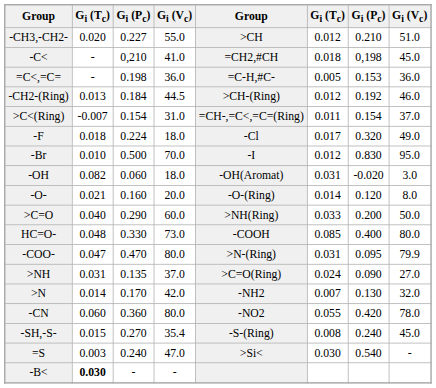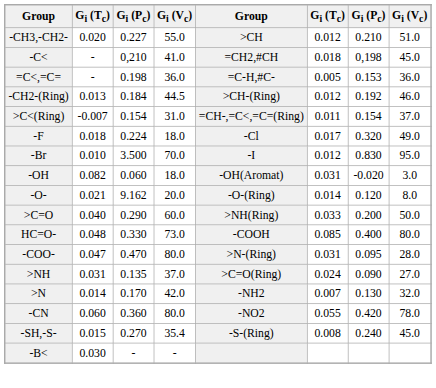(133, 156) 0.500 -> (133, 156) 3.500
(133, 195) 0.160 -> (133, 195) 9.162
(410, 254) 79.9 -> (410, 254) 28.0
- row: (39, 353)
(93, 372) bold -> (93, 353) normal
